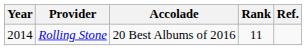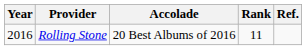(20, 34) 2014 -> (20, 34) 2016
